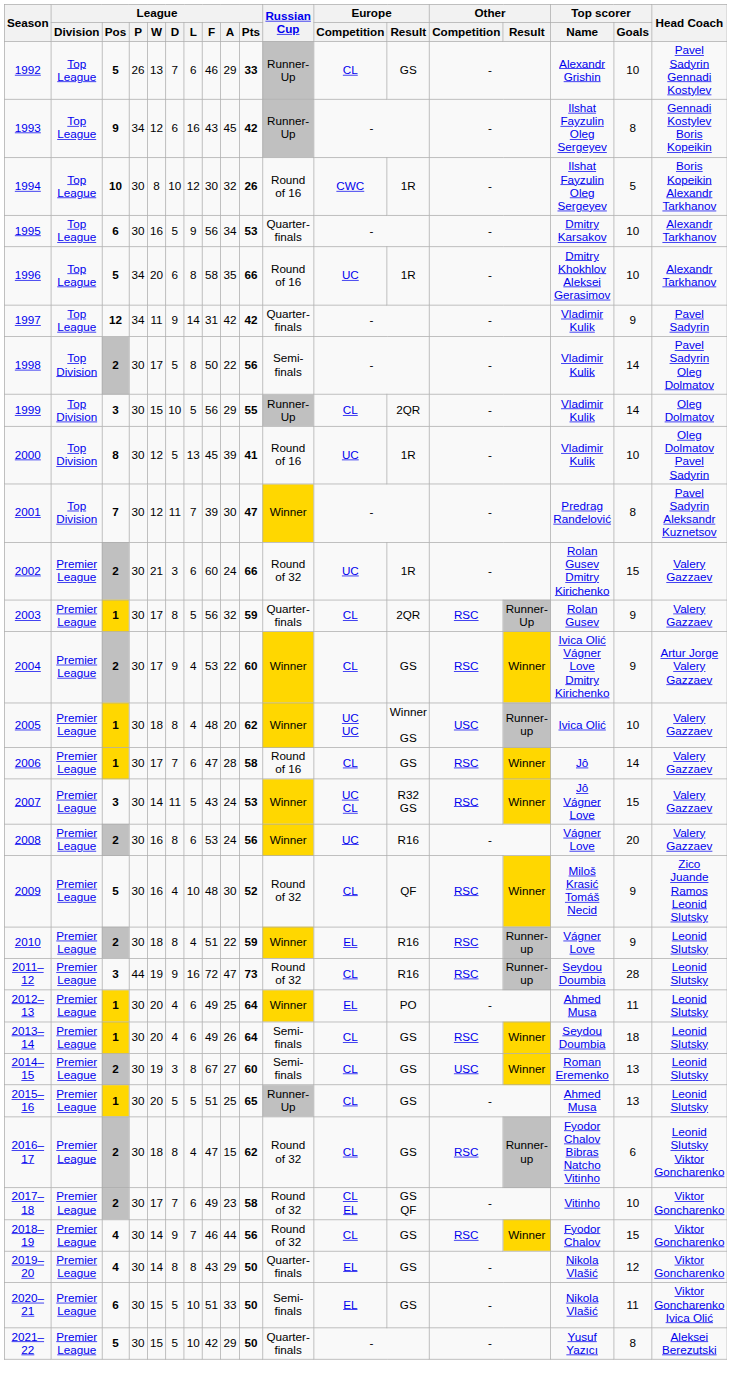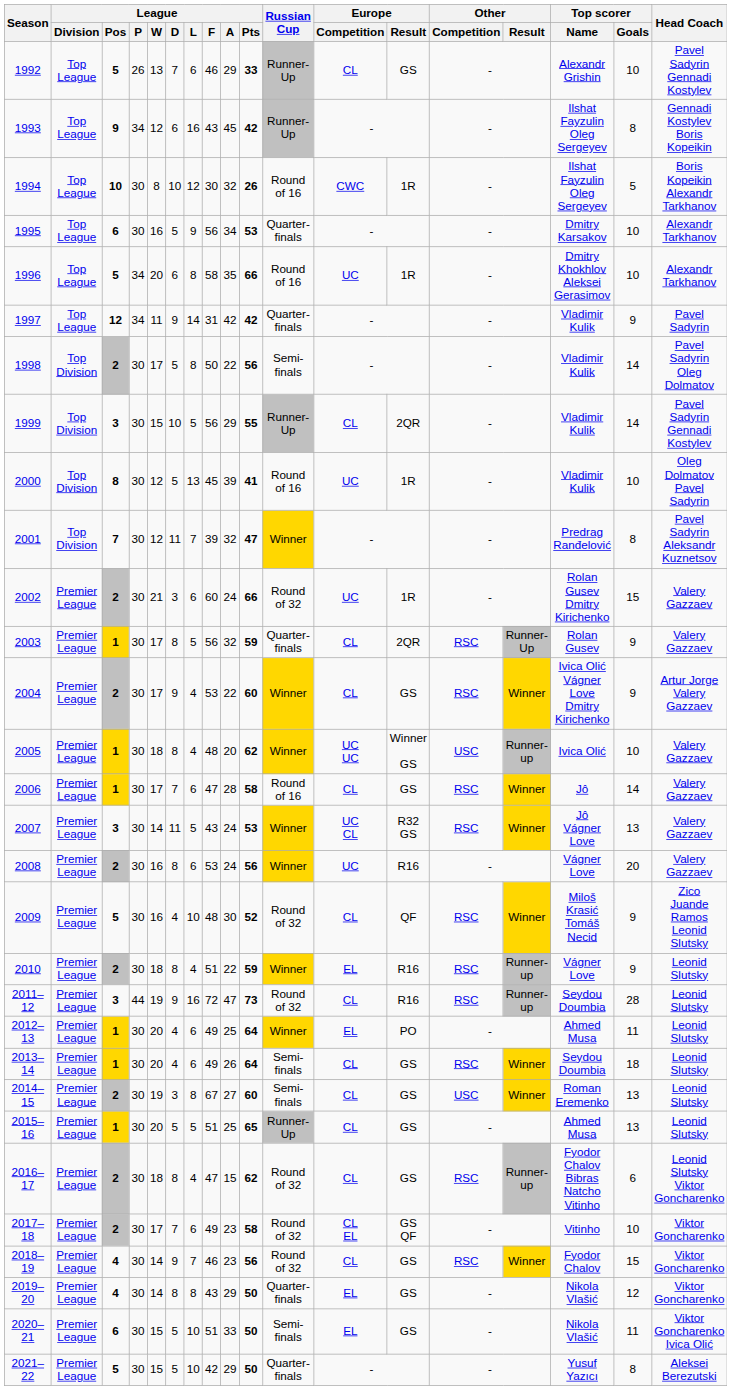(689, 410) Oleg Dolmatov -> (689, 423) Pavel Sadyrin Gennadi Kostylev
(230, 513) 30 -> (230, 539) 32
(633, 801) 15 -> (633, 827) 13
(230, 1235) 44 -> (230, 1261) 23
